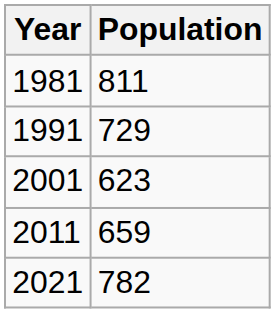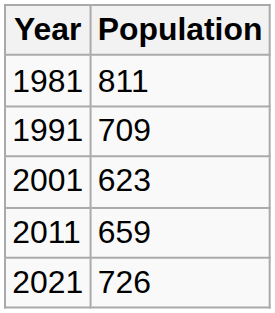(124, 130) 729 -> (124, 130) 709
(124, 282) 782 -> (124, 282) 726
